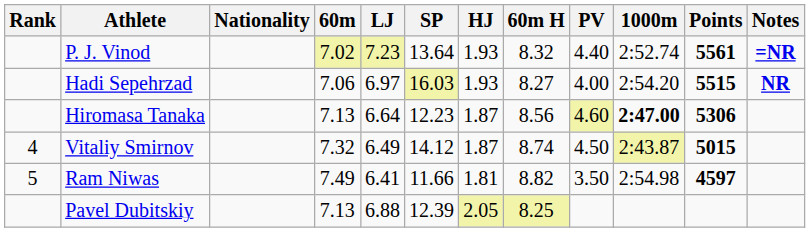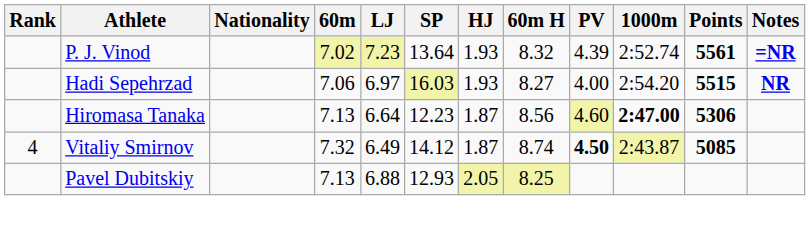(591, 52) 4.40 -> (591, 52) 4.39
(591, 147) normal -> (591, 147) bold
(716, 147) 5015 -> (716, 147) 5085
- row: (112, 178)
(432, 210) 12.39 -> (432, 178) 12.93
